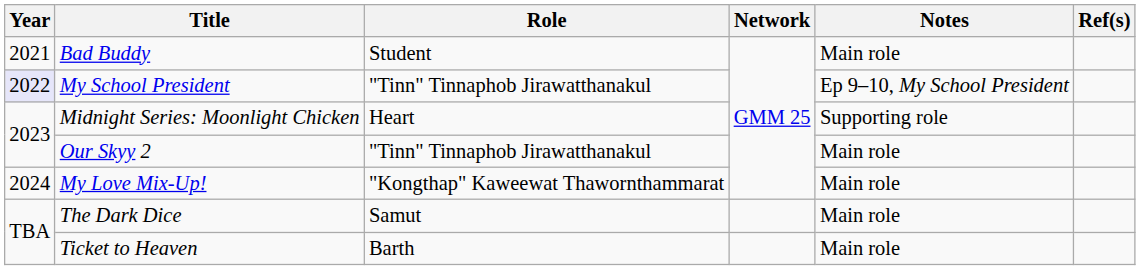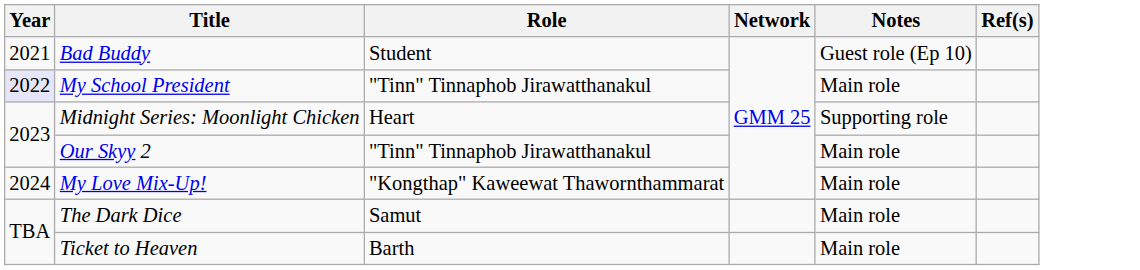(860, 53) Main role -> (896, 53) Guest role (Ep 10)
(944, 85) Ep 9–10, My School President -> (860, 85) Main role
